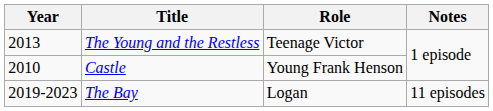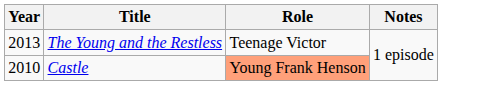(335, 67) no background -> (298, 67) lightsalmon background
- row: (111, 93)
